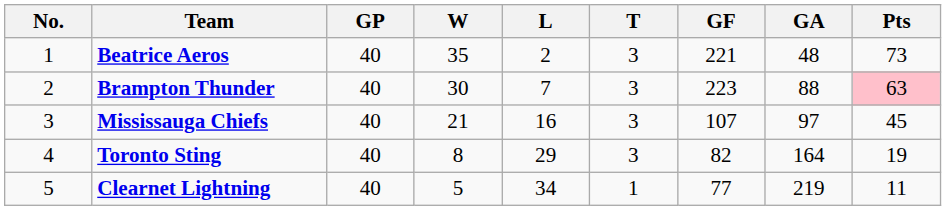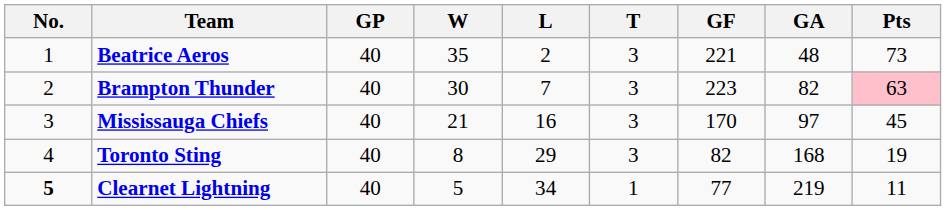(809, 88) 88 -> (809, 88) 82
(721, 121) 107 -> (721, 121) 170
(809, 155) 164 -> (809, 155) 168
(49, 188) normal -> (49, 188) bold
